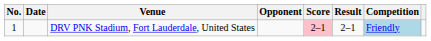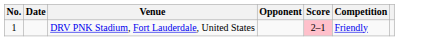- column: (348, 12)
(383, 28) lightblue background -> (351, 28) no background
